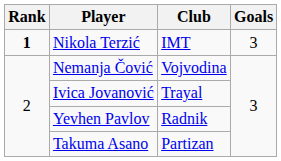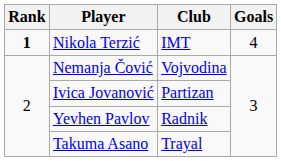(254, 42) 3 -> (254, 42) 4
(182, 93) Trayal -> (187, 93) Partizan
(187, 144) Partizan -> (182, 144) Trayal
